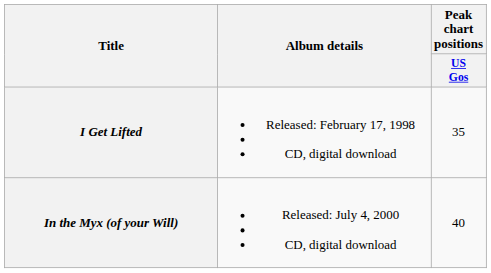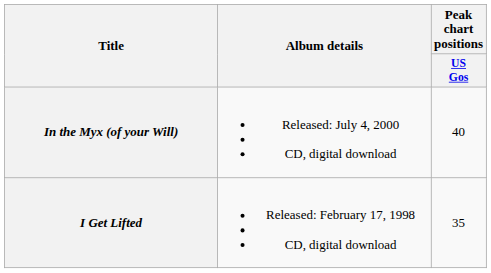rows swapped: (111, 132) <-> (111, 222)
